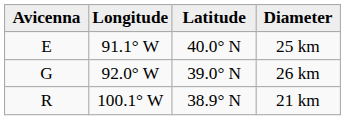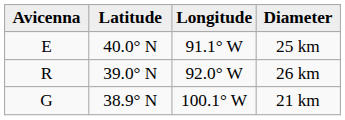columns swapped: (214, 18) <-> (130, 18)
(46, 73) G -> (46, 73) R
(46, 100) R -> (46, 100) G
